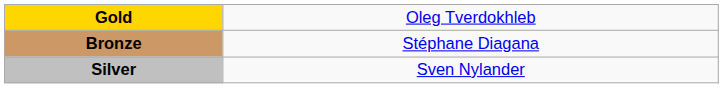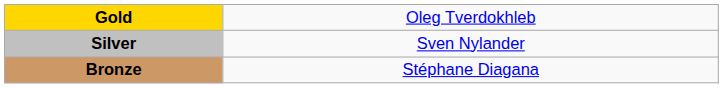rows swapped: (114, 69) <-> (114, 43)
